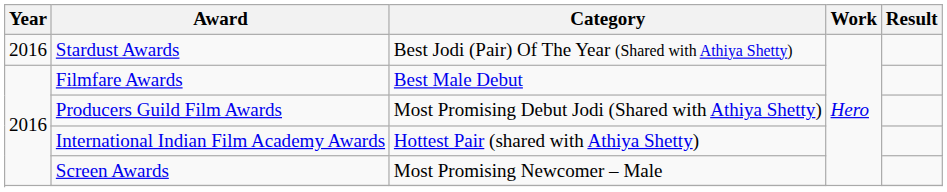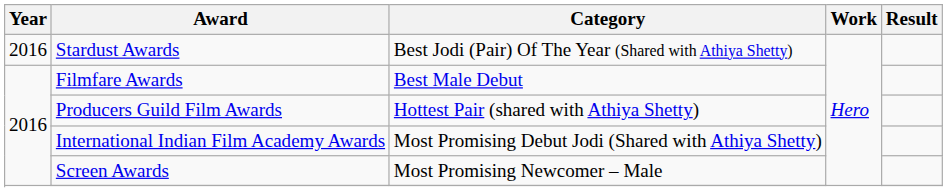(608, 110) Most Promising Debut Jodi (Shared with Athiya Shetty) -> (546, 110) Hottest Pair (shared with Athiya Shetty)
(546, 140) Hottest Pair (shared with Athiya Shetty) -> (608, 140) Most Promising Debut Jodi (Shared with Athiya Shetty)
